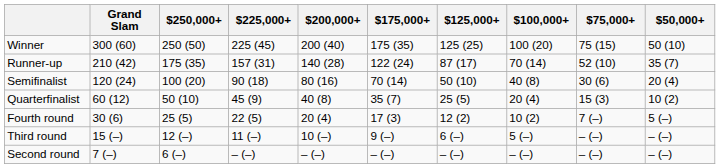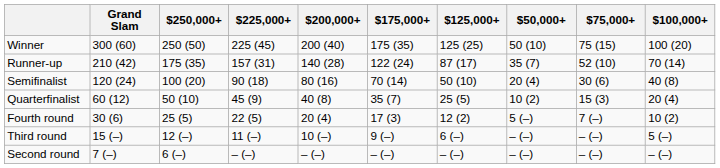columns swapped: (541, 19) <-> (680, 19)
